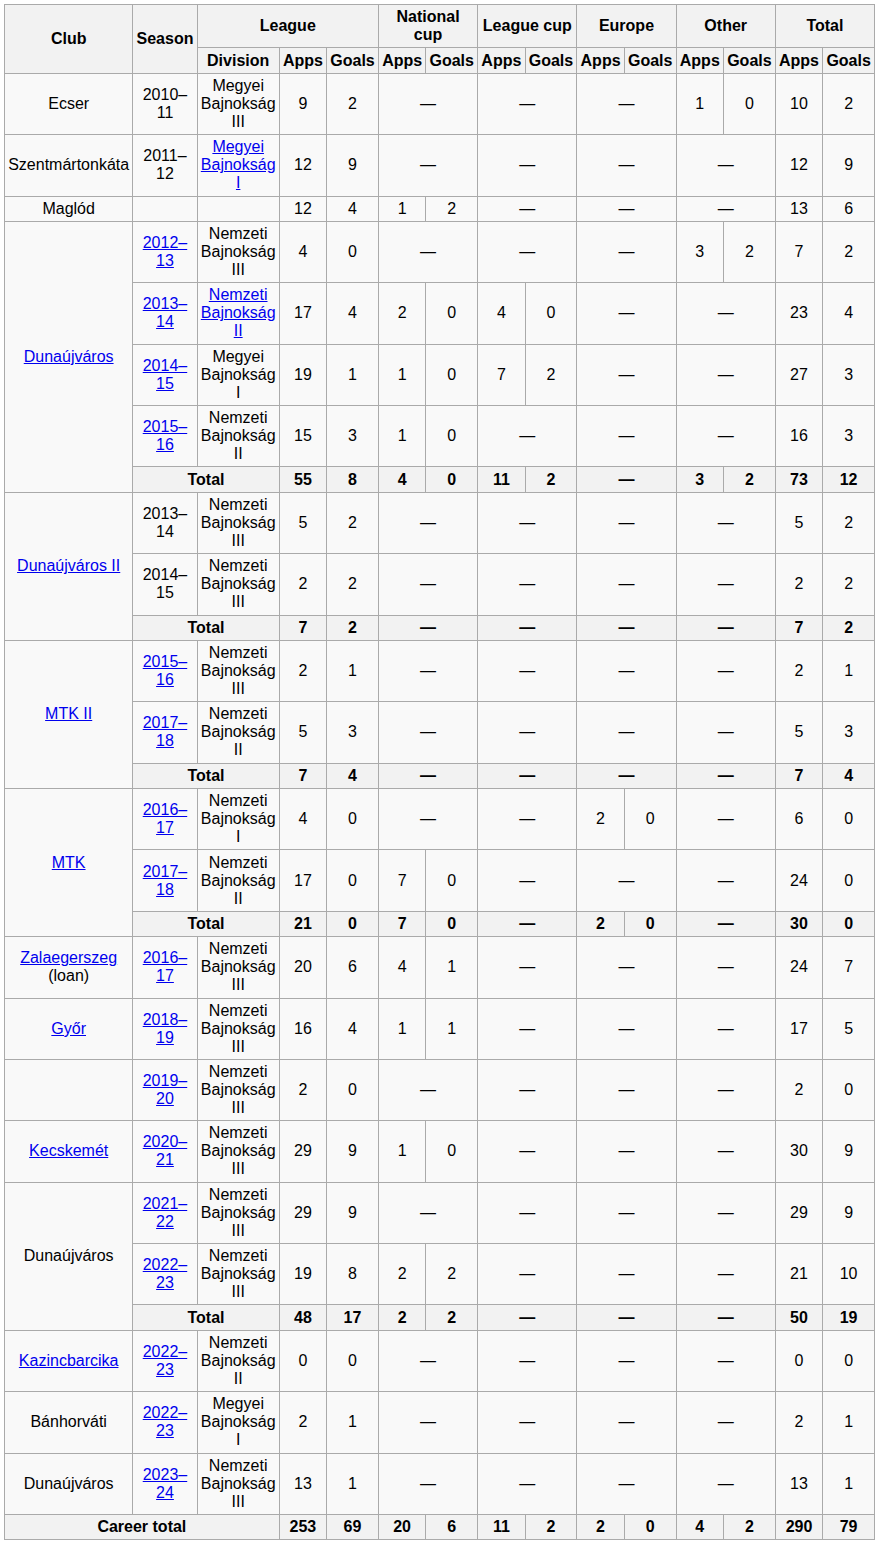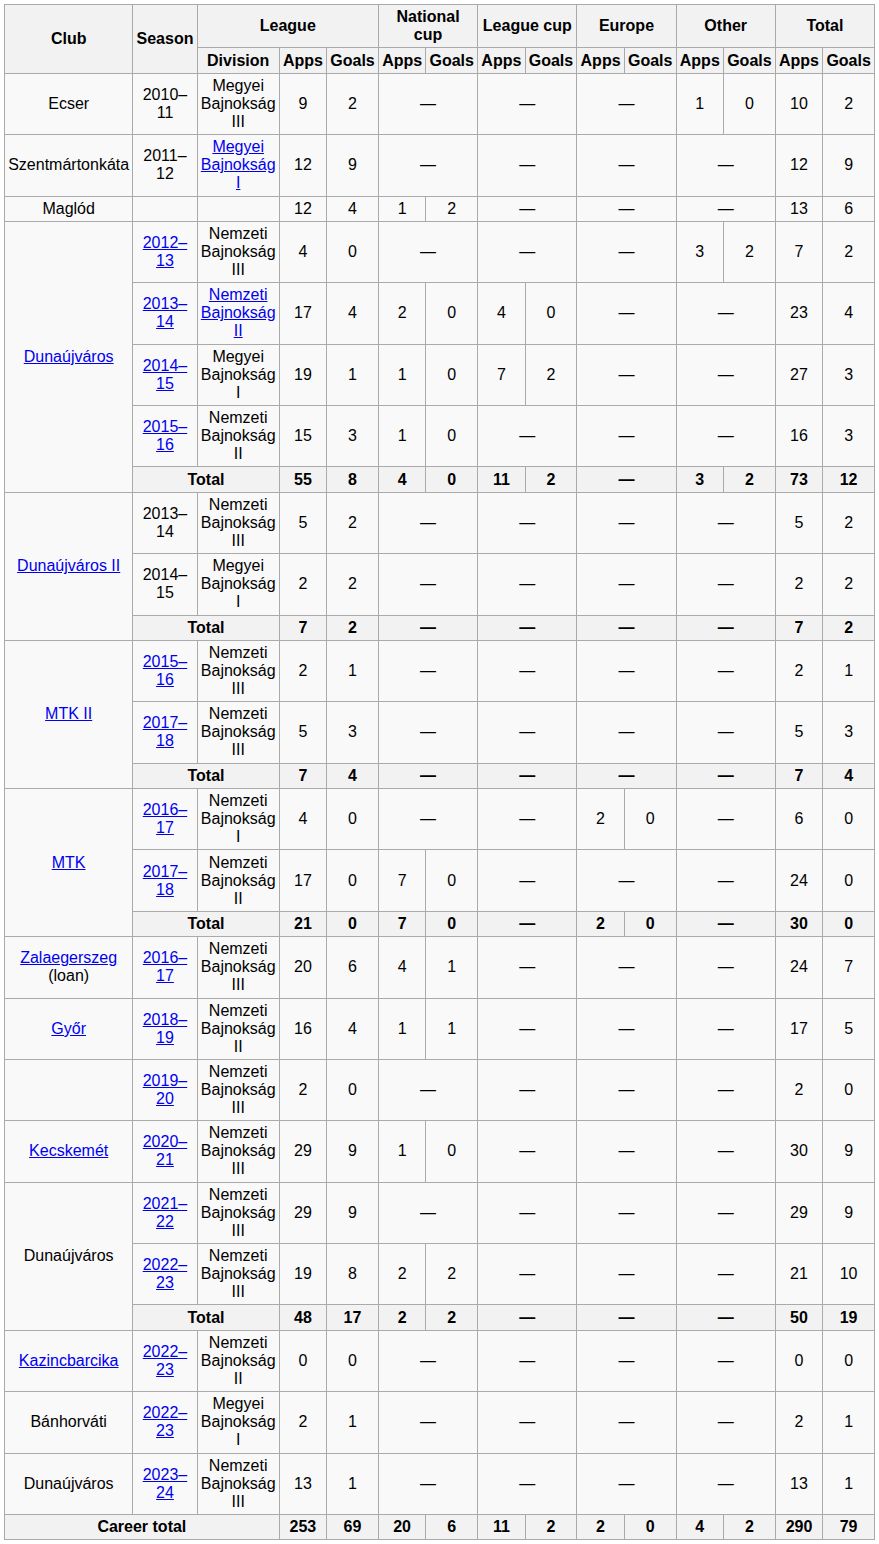(238, 584) Nemzeti Bajnokság III -> (238, 584) Megyei Bajnokság I
(238, 732) Nemzeti Bajnokság II -> (238, 732) Nemzeti Bajnokság III
(238, 1028) Nemzeti Bajnokság III -> (238, 1028) Nemzeti Bajnokság II
